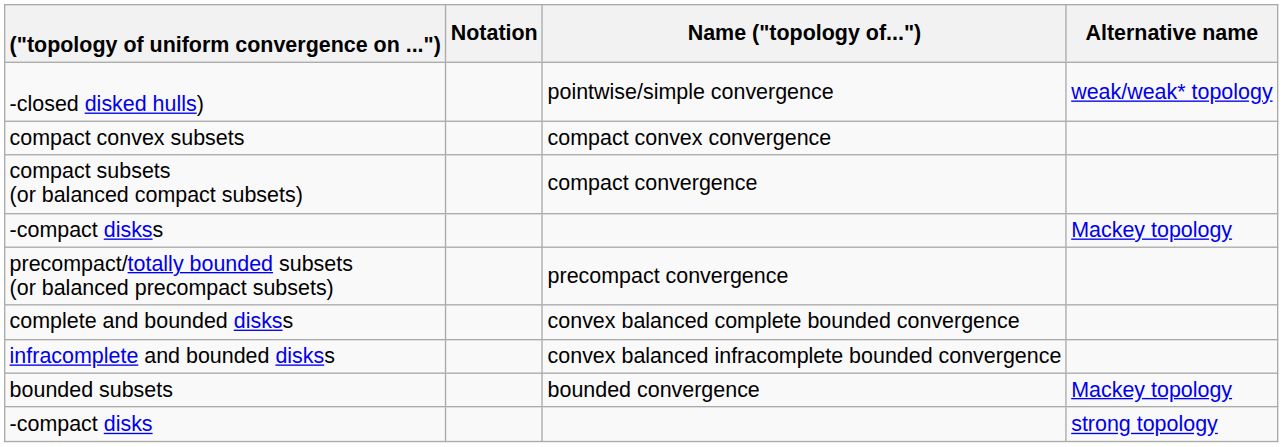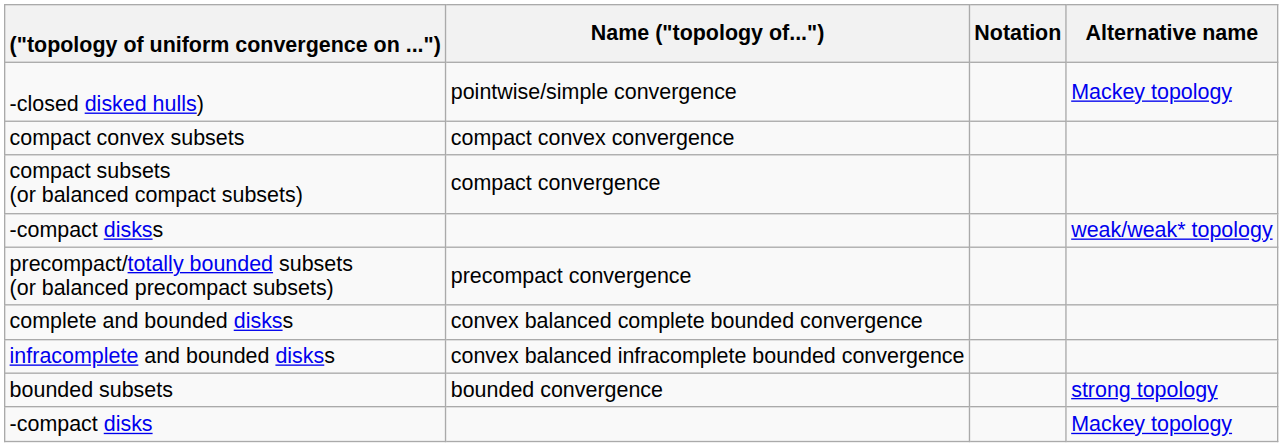columns swapped: (494, 33) <-> (804, 33)
(1172, 91) weak/weak* topology -> (1152, 91) Mackey topology
(1152, 229) Mackey topology -> (1172, 229) weak/weak* topology
(1152, 390) Mackey topology -> (1144, 390) strong topology
(1144, 424) strong topology -> (1152, 424) Mackey topology
